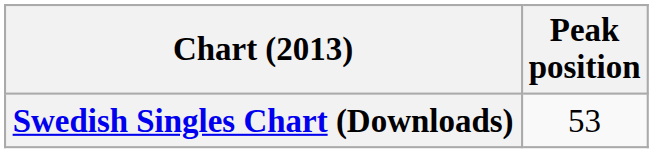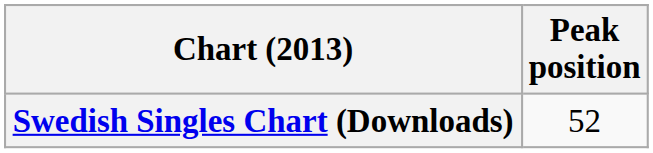(585, 119) 53 -> (585, 119) 52
